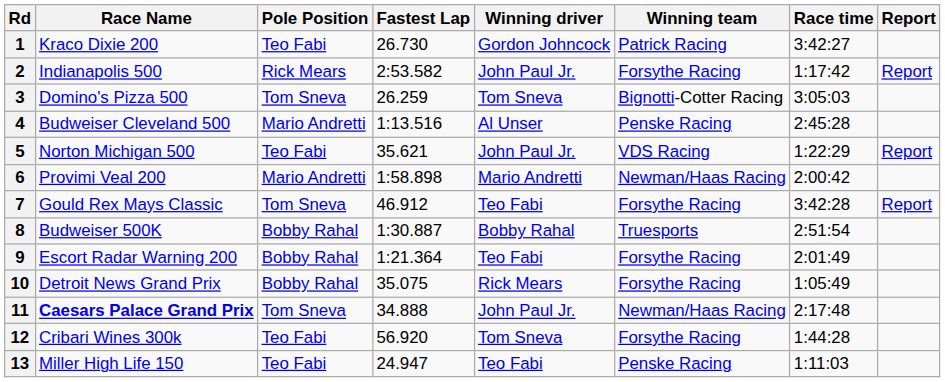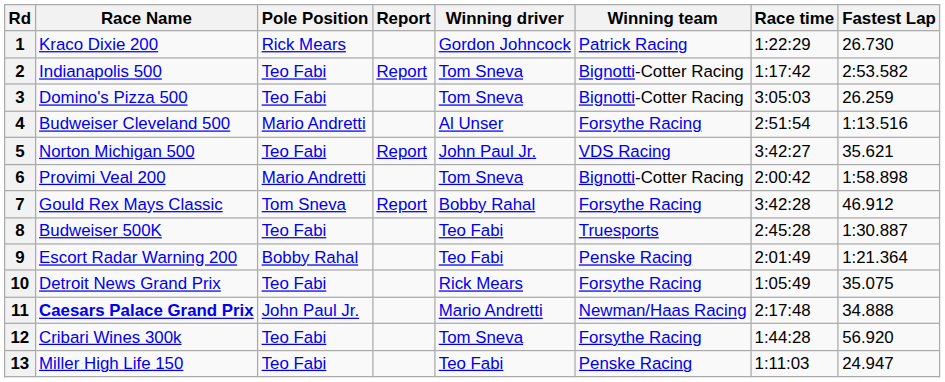columns swapped: (423, 18) <-> (909, 18)
(294, 44) Teo Fabi -> (304, 44) Rick Mears
(822, 44) 3:42:27 -> (783, 44) 1:22:29
(304, 71) Rick Mears -> (294, 71) Teo Fabi
(527, 71) John Paul Jr. -> (481, 71) Tom Sneva
(680, 71) Forsythe Racing -> (661, 71) Bignotti-Cotter Racing
(304, 97) Tom Sneva -> (294, 97) Teo Fabi
(675, 124) Penske Racing -> (640, 124) Forsythe Racing
(822, 124) 2:45:28 -> (783, 124) 2:51:54
(822, 150) 1:22:29 -> (783, 150) 3:42:27
(530, 177) Mario Andretti -> (481, 177) Tom Sneva
(702, 177) Newman/Haas Racing -> (661, 177) Bignotti-Cotter Racing
(510, 204) Teo Fabi -> (487, 204) Bobby Rahal
(310, 230) Bobby Rahal -> (294, 230) Teo Fabi
(526, 230) Bobby Rahal -> (471, 230) Teo Fabi
(822, 230) 2:51:54 -> (783, 230) 2:45:28
(680, 257) Forsythe Racing -> (636, 257) Penske Racing
(310, 283) Bobby Rahal -> (294, 283) Teo Fabi
(304, 310) Tom Sneva -> (310, 310) John Paul Jr.
(527, 310) John Paul Jr. -> (491, 310) Mario Andretti
